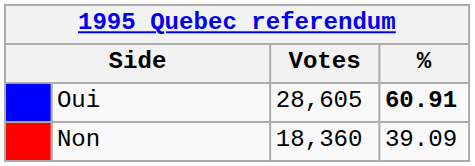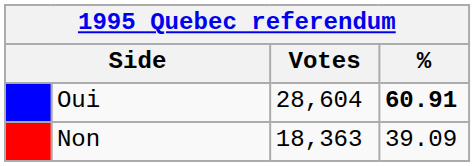(319, 103) 28,605 -> (319, 103) 28,604
(319, 141) 18,360 -> (319, 141) 18,363
